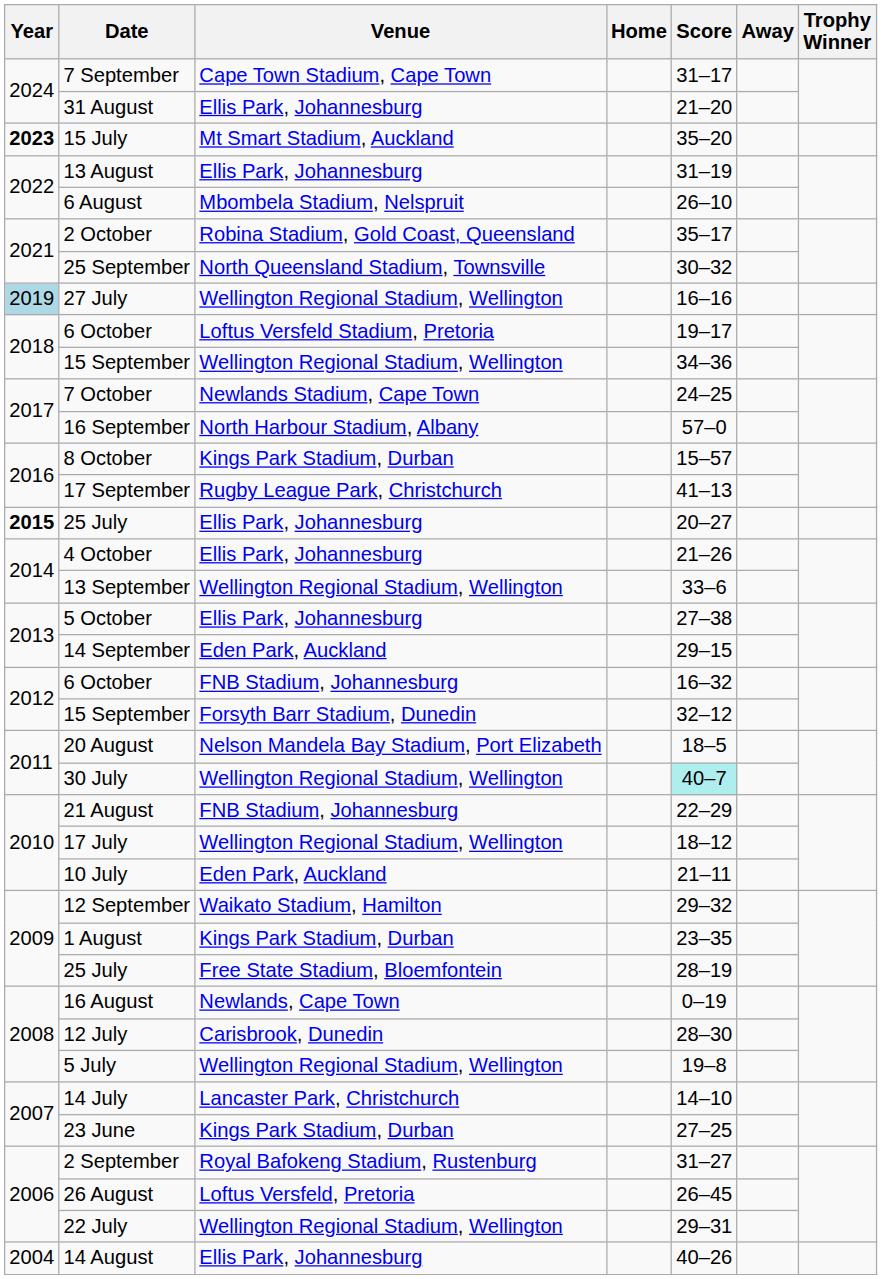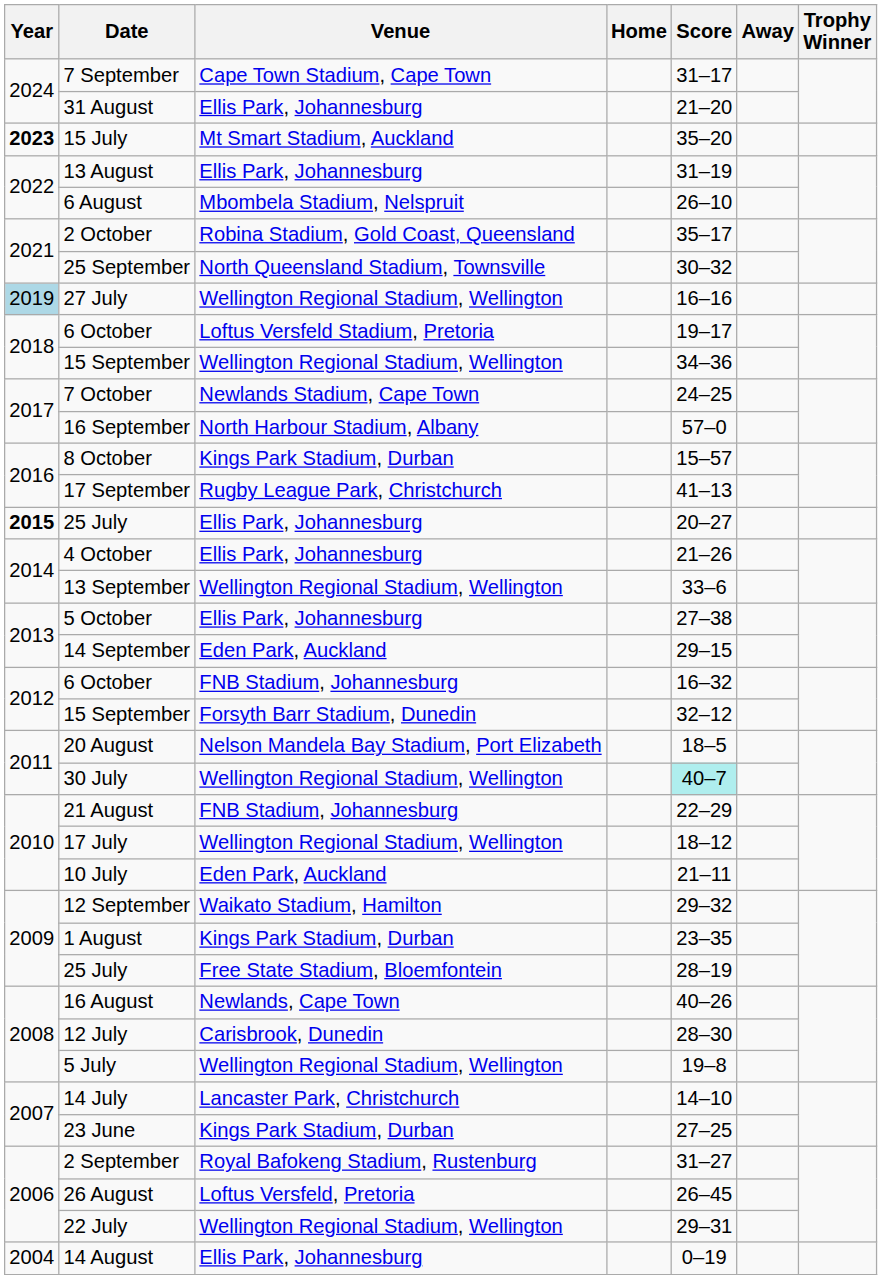(704, 1002) 0–19 -> (704, 1002) 40–26
(704, 1258) 40–26 -> (704, 1258) 0–19
